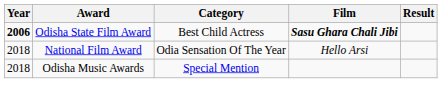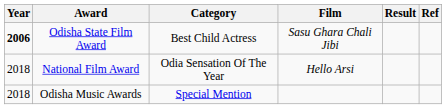+ column: (430, 13)
(344, 31) bold -> (330, 38) normal
